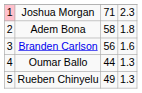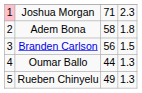(127, 46) 1.6 -> (127, 46) 1.5
